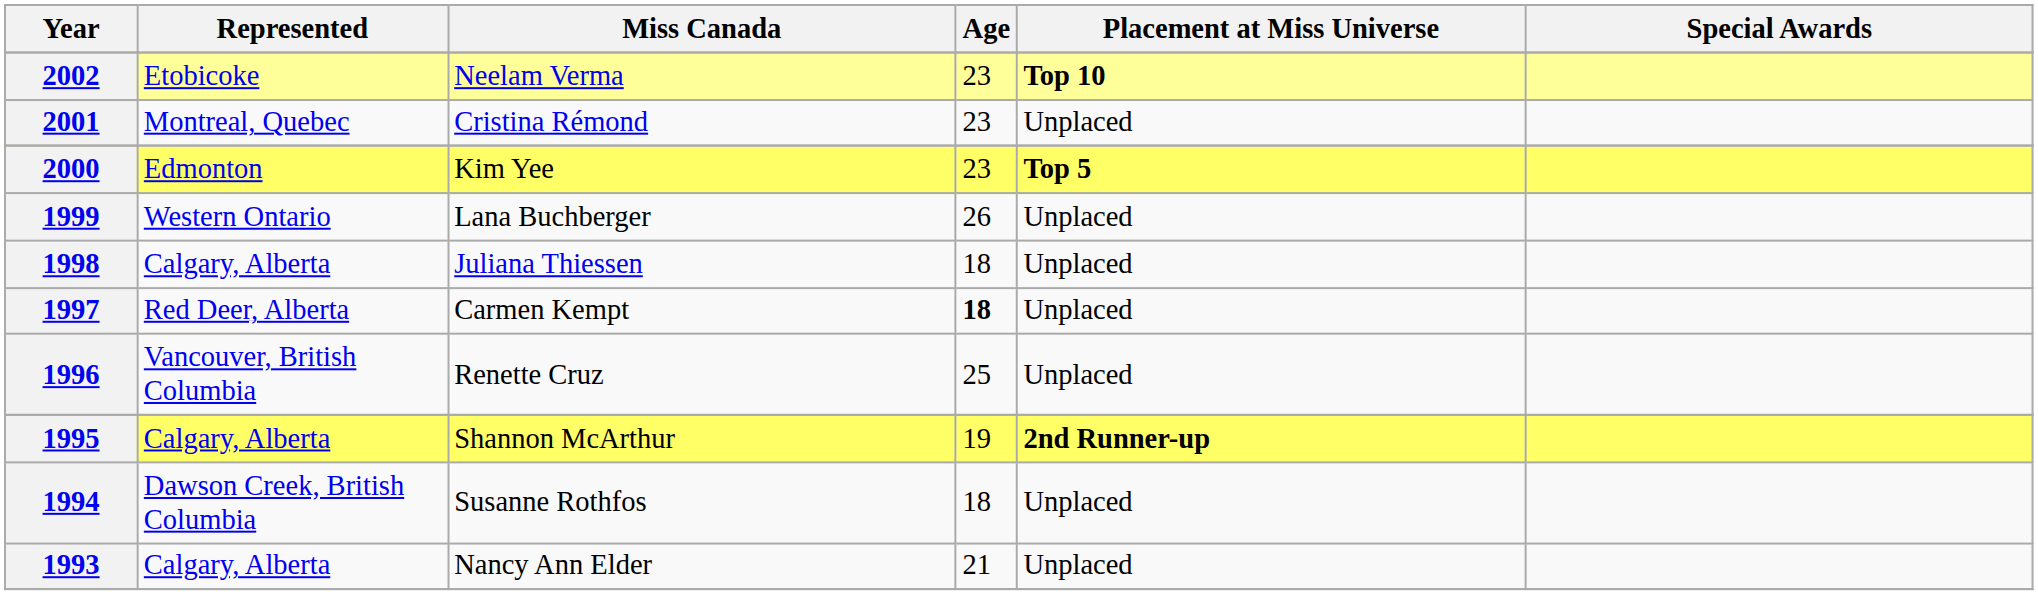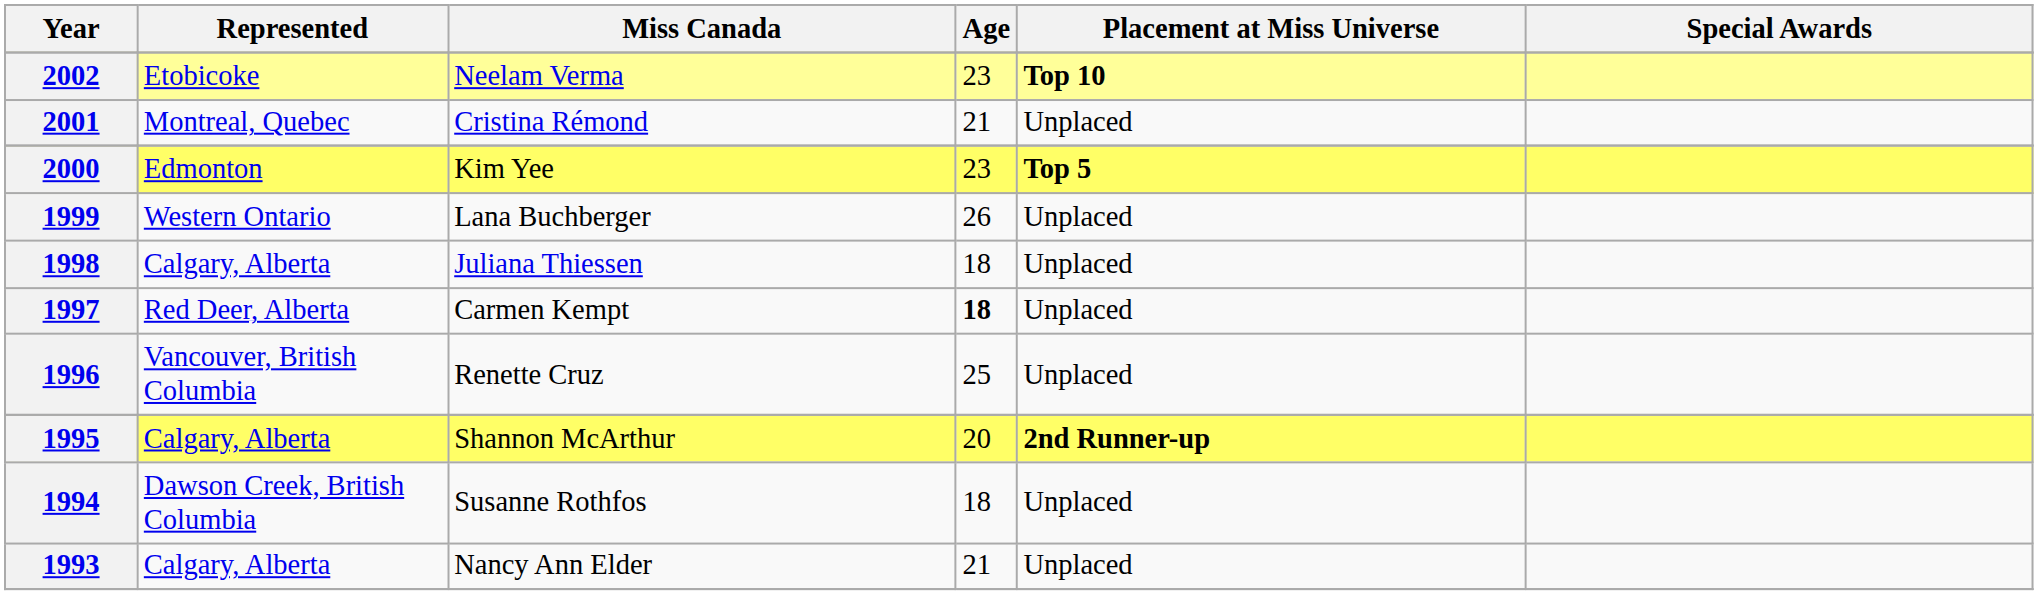(977, 122) 23 -> (977, 122) 21
(977, 438) 19 -> (977, 438) 20
